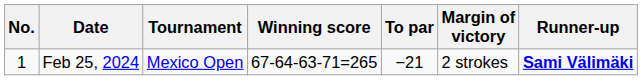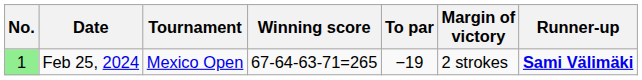(22, 62) no background -> (22, 62) lightgreen background
(409, 62) −21 -> (409, 62) −19
